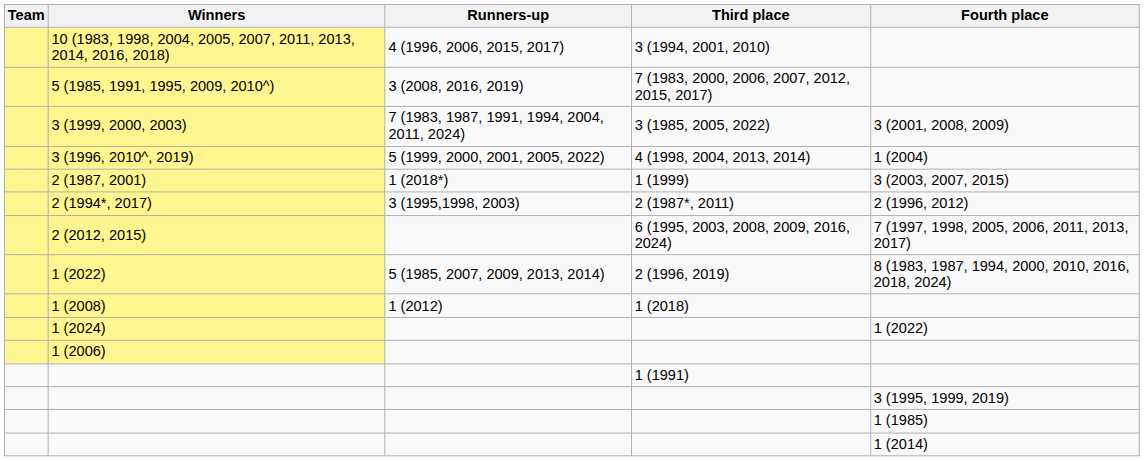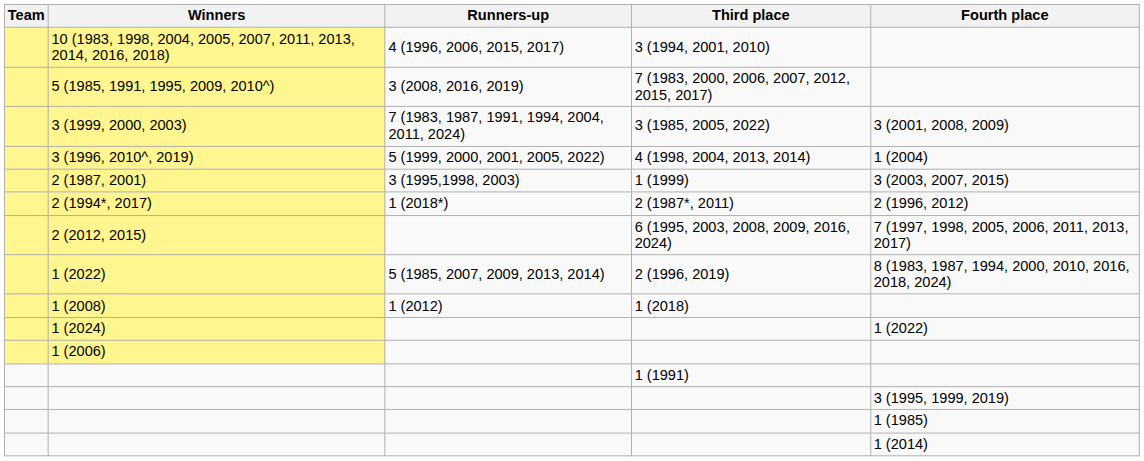(418, 180) 1 (2018*) -> (454, 180) 3 (1995,1998, 2003)
(454, 203) 3 (1995,1998, 2003) -> (418, 203) 1 (2018*)
